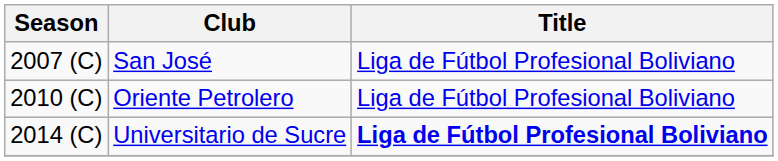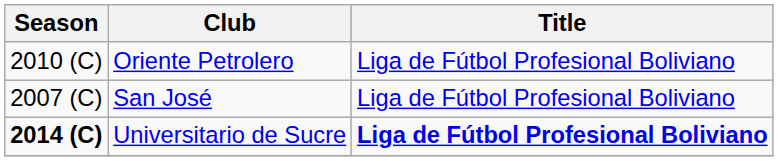rows swapped: (163, 60) <-> (203, 98)
(56, 135) normal -> (56, 135) bold
